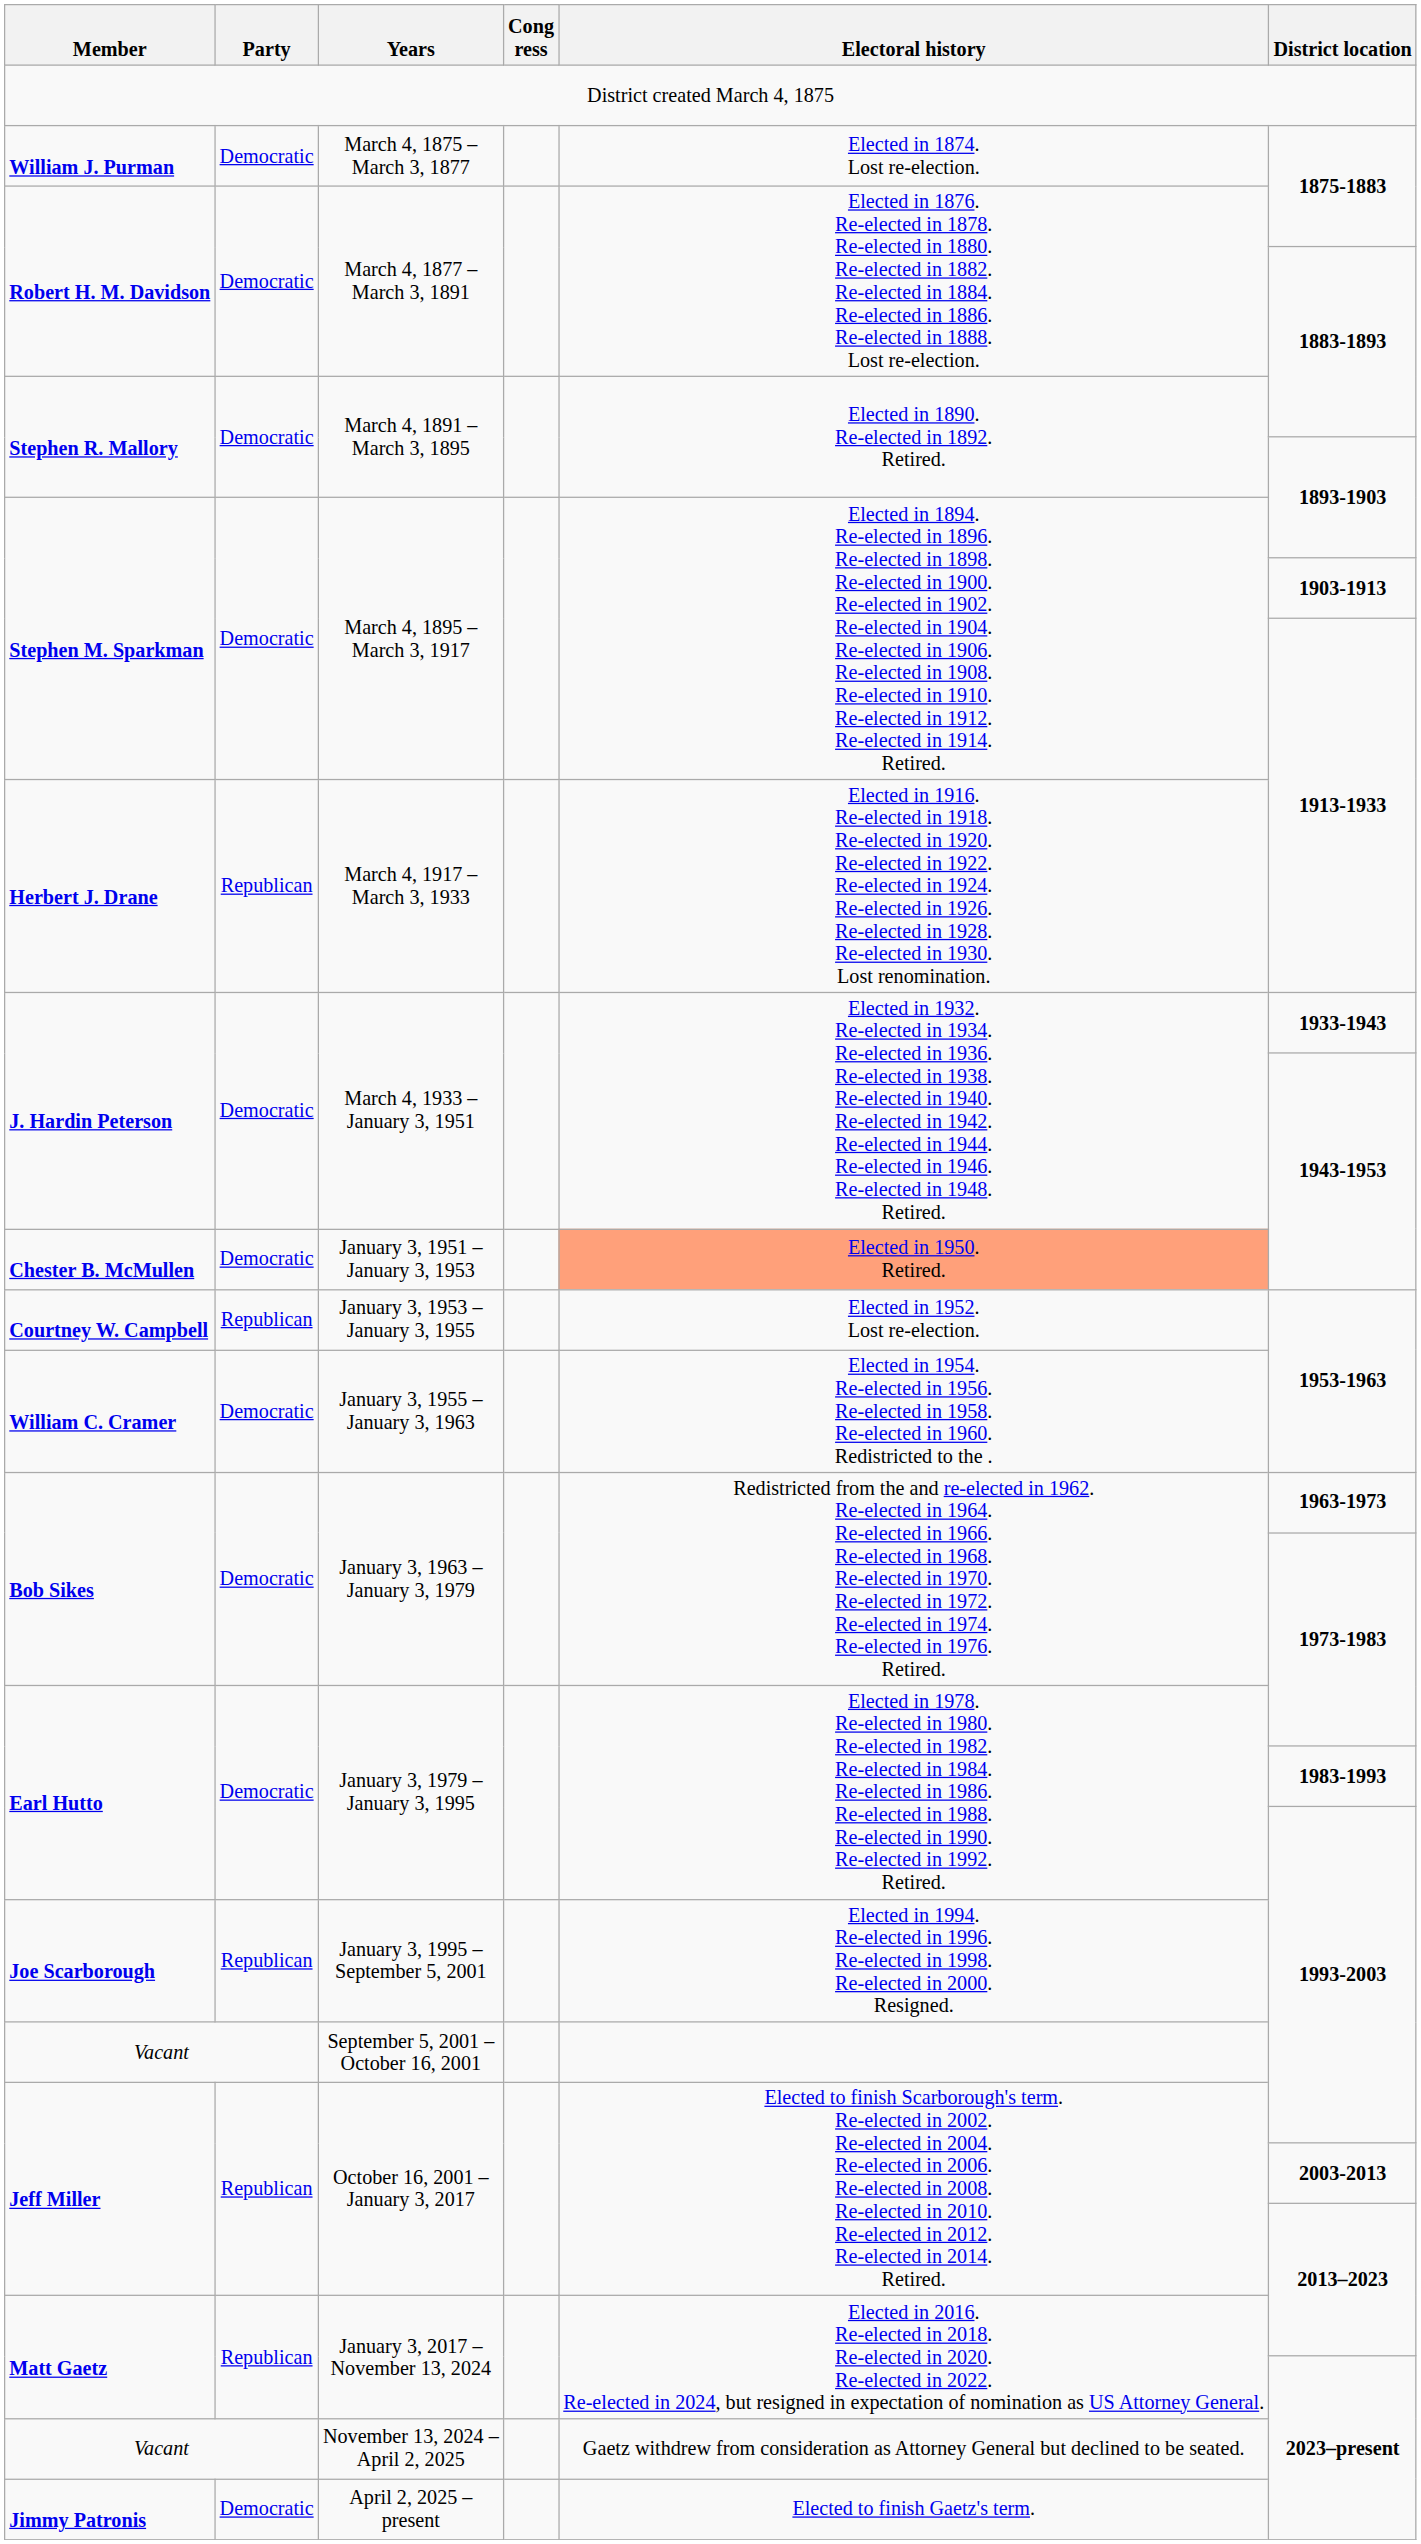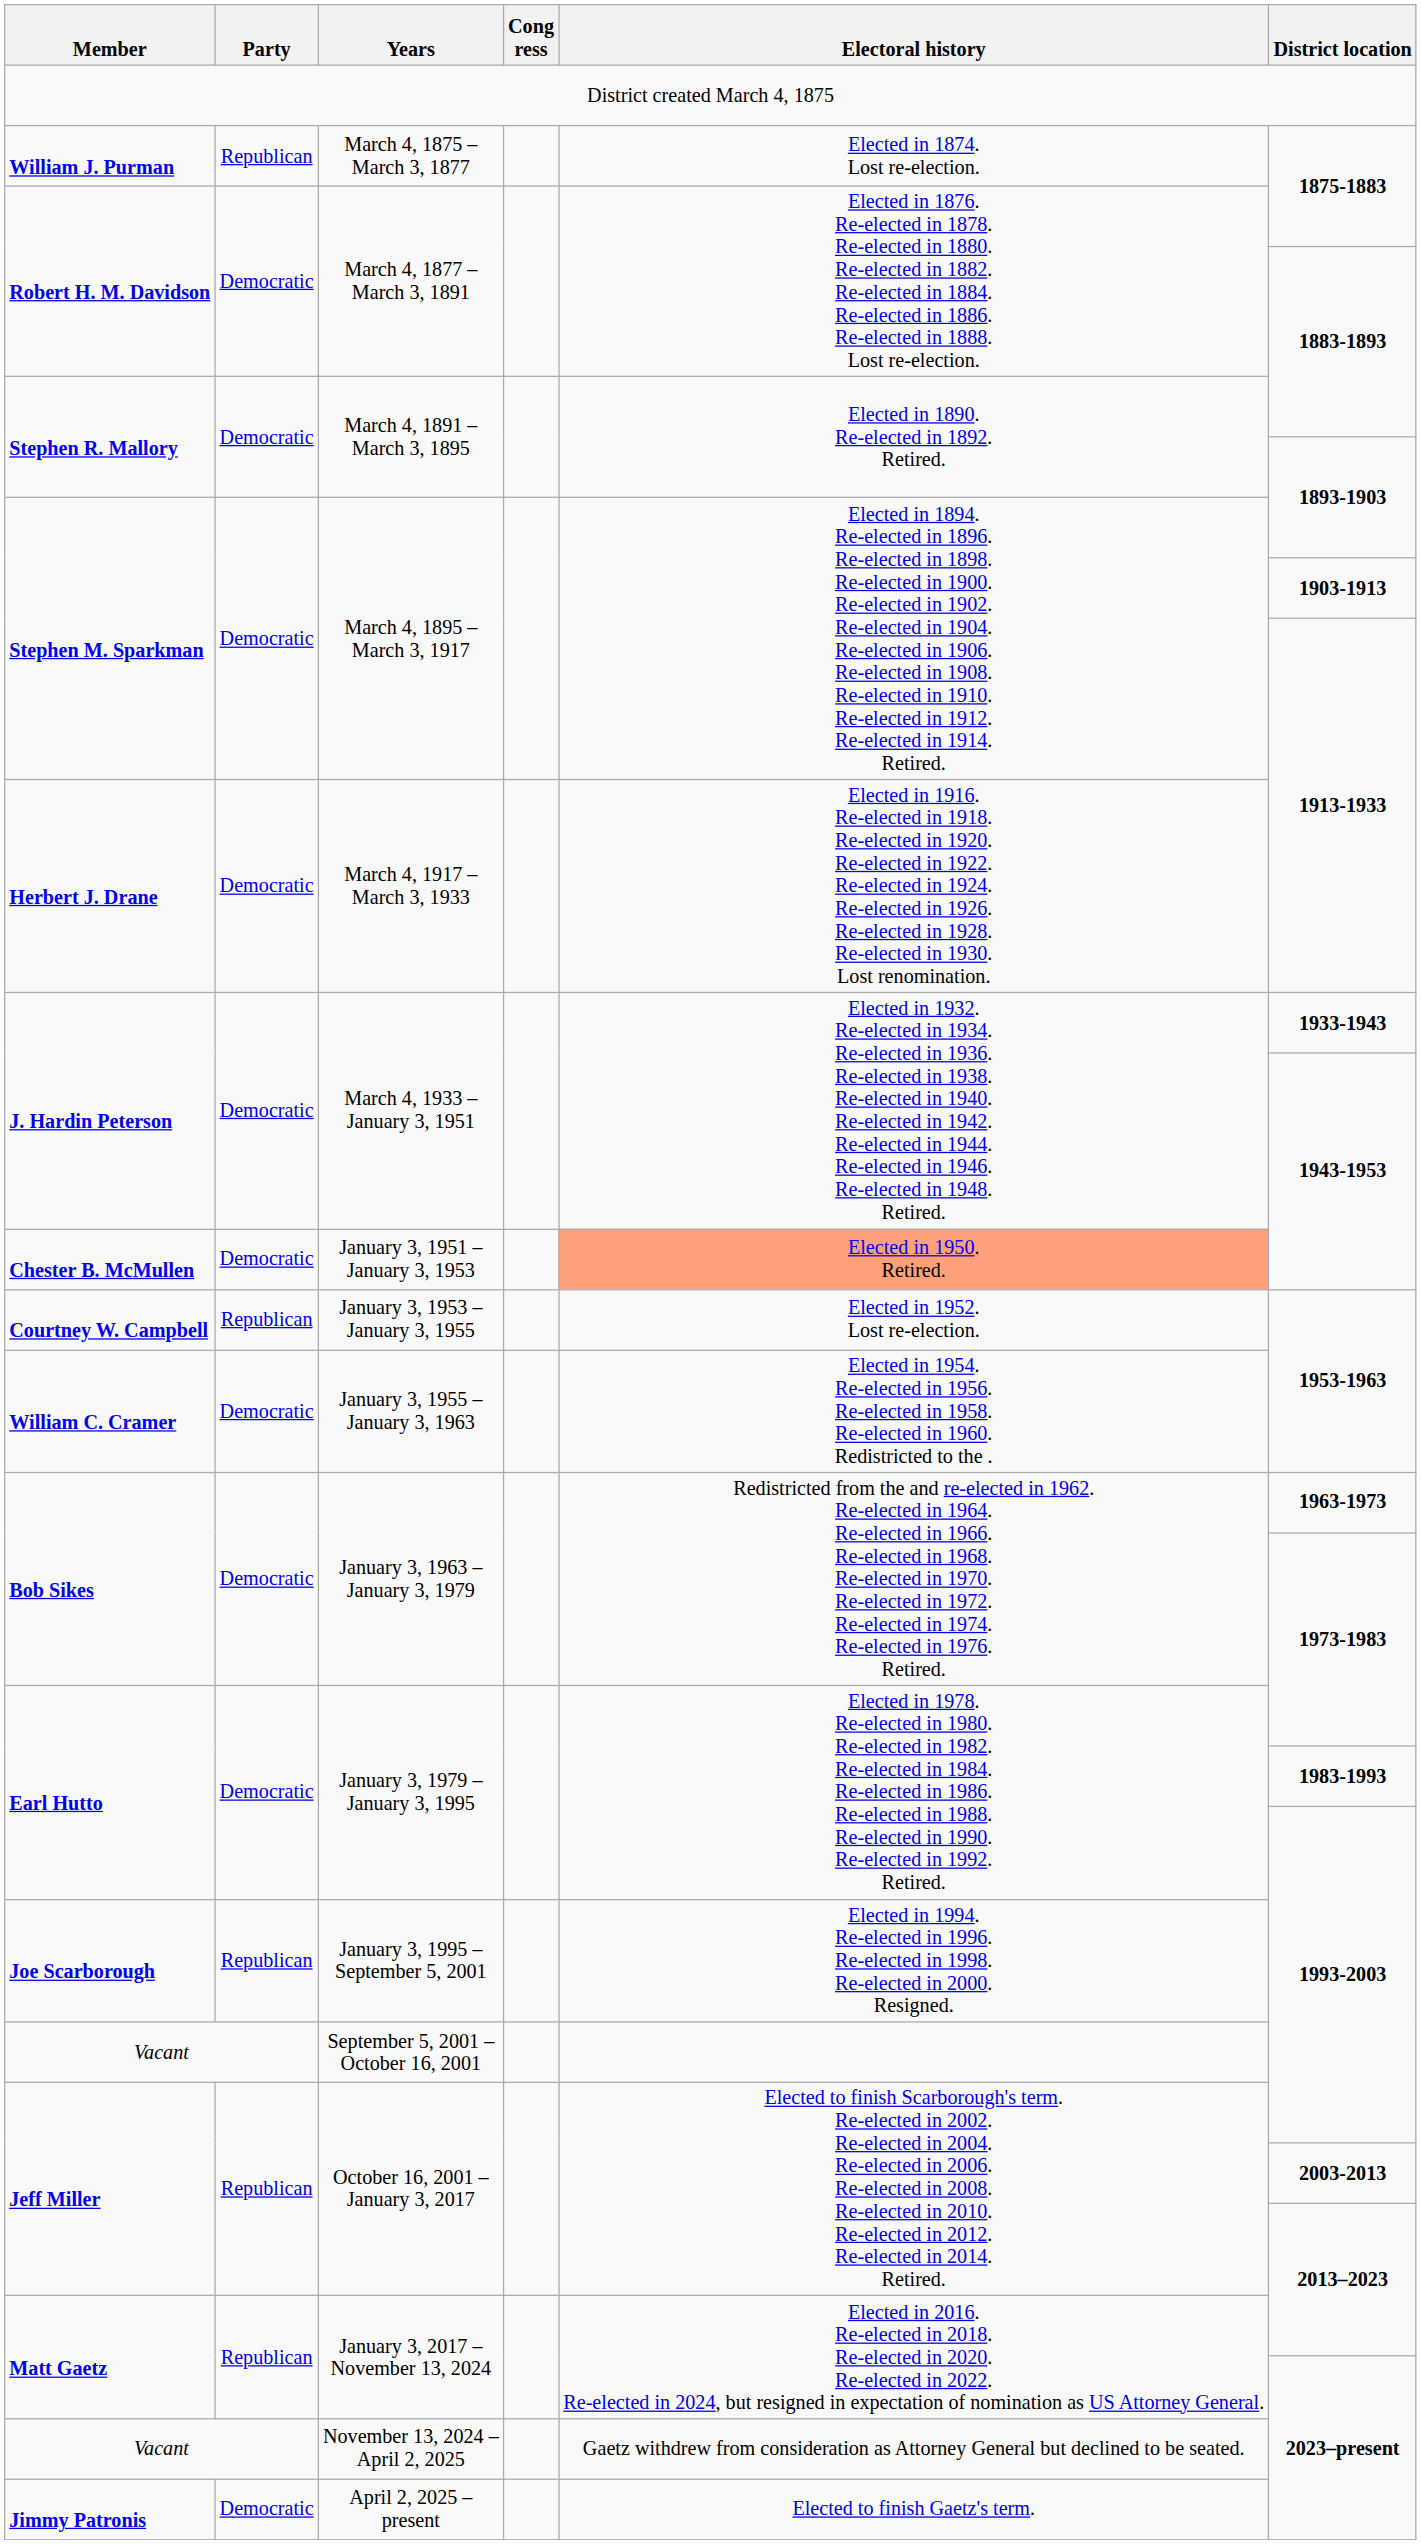(267, 155) Democratic -> (267, 155) Republican
(267, 885) Republican -> (267, 885) Democratic
